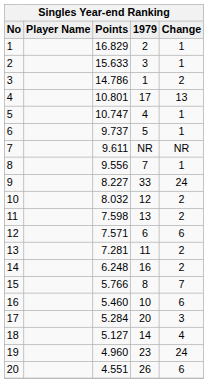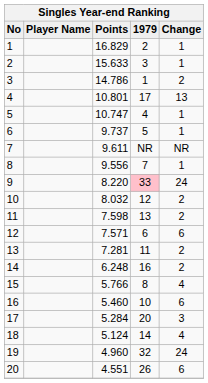(115, 183) 8.227 -> (115, 183) 8.220
(145, 183) no background -> (145, 183) pink background
(182, 285) 7 -> (182, 285) 4
(115, 336) 5.127 -> (115, 336) 5.124
(145, 353) 23 -> (145, 353) 32
